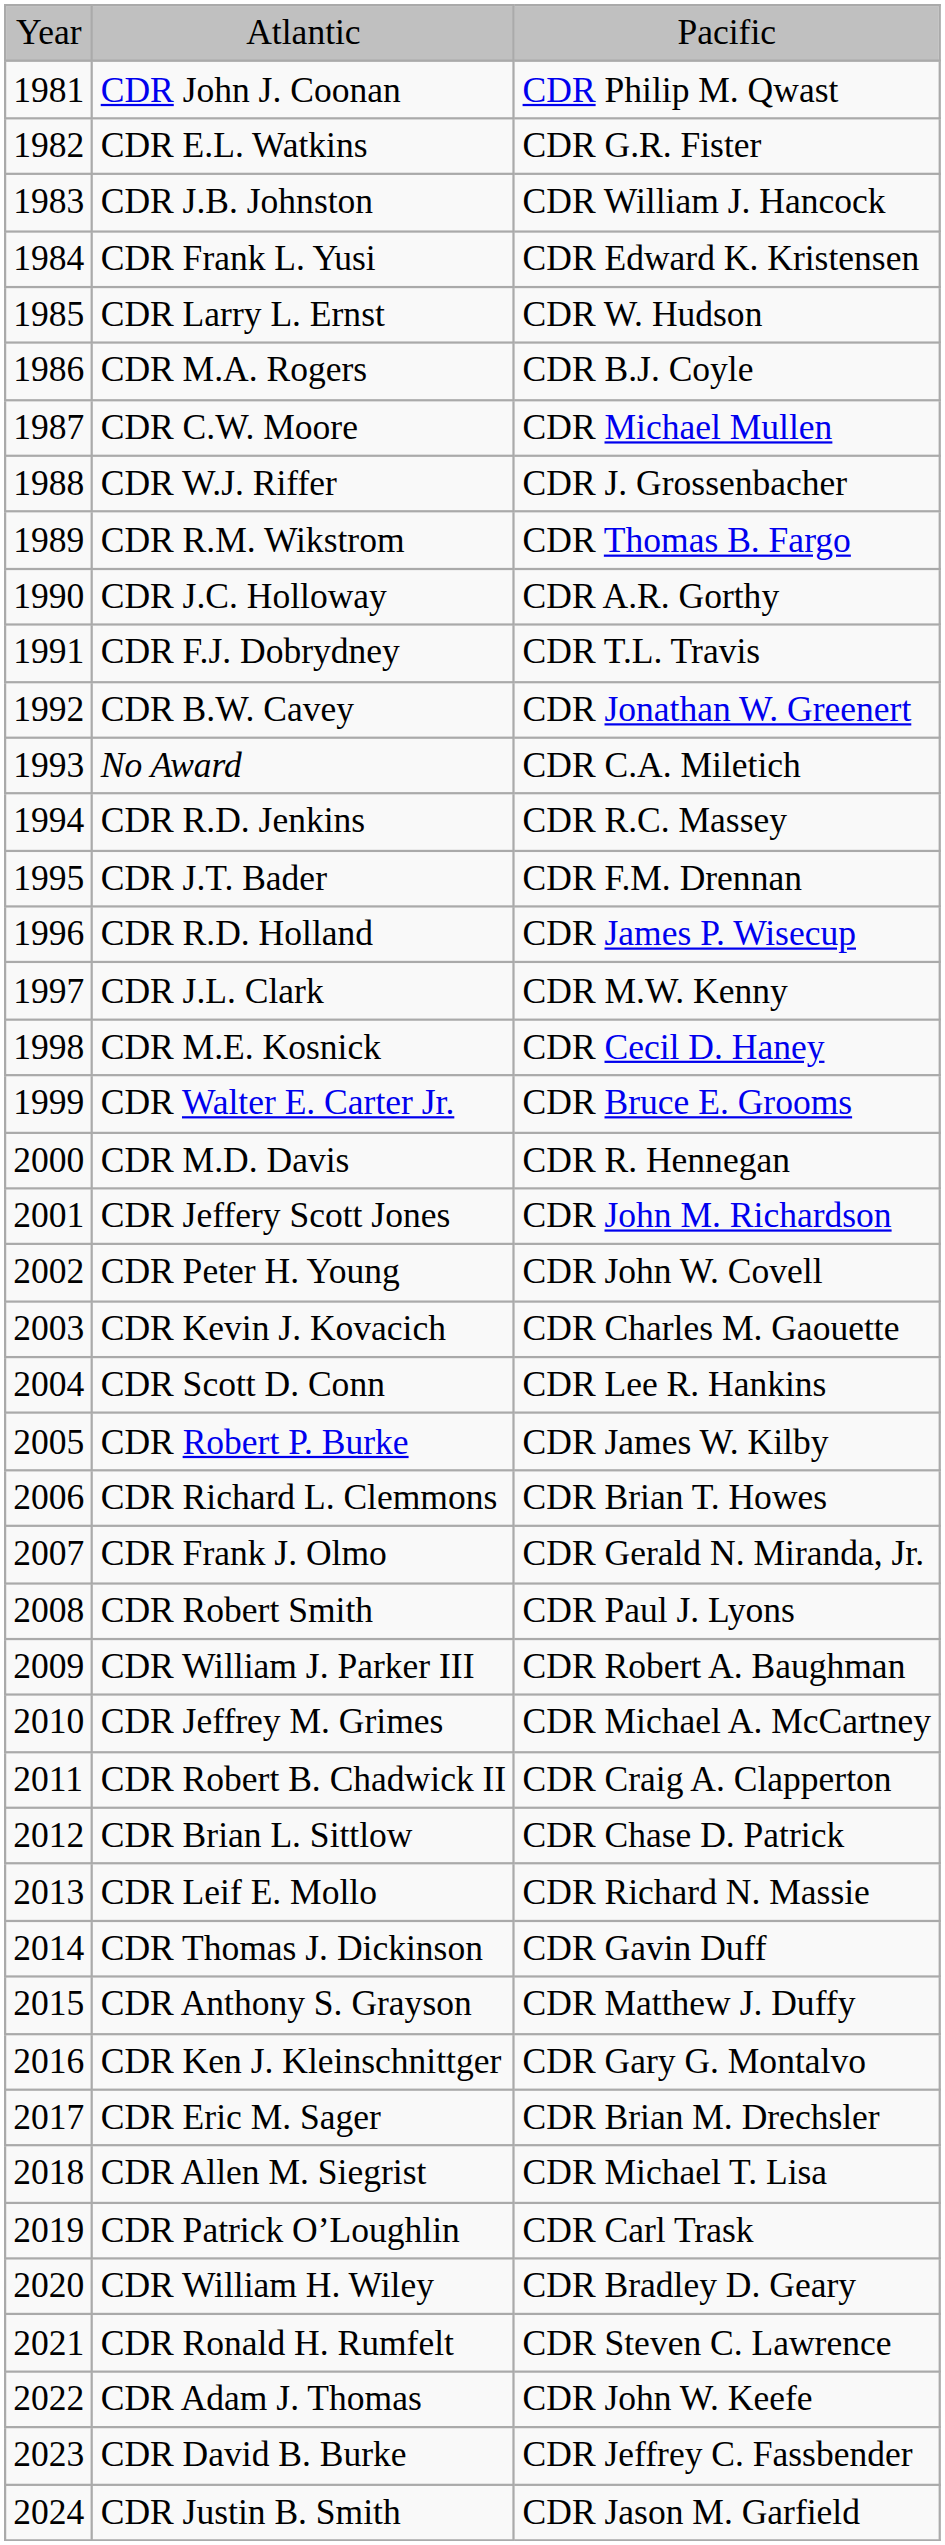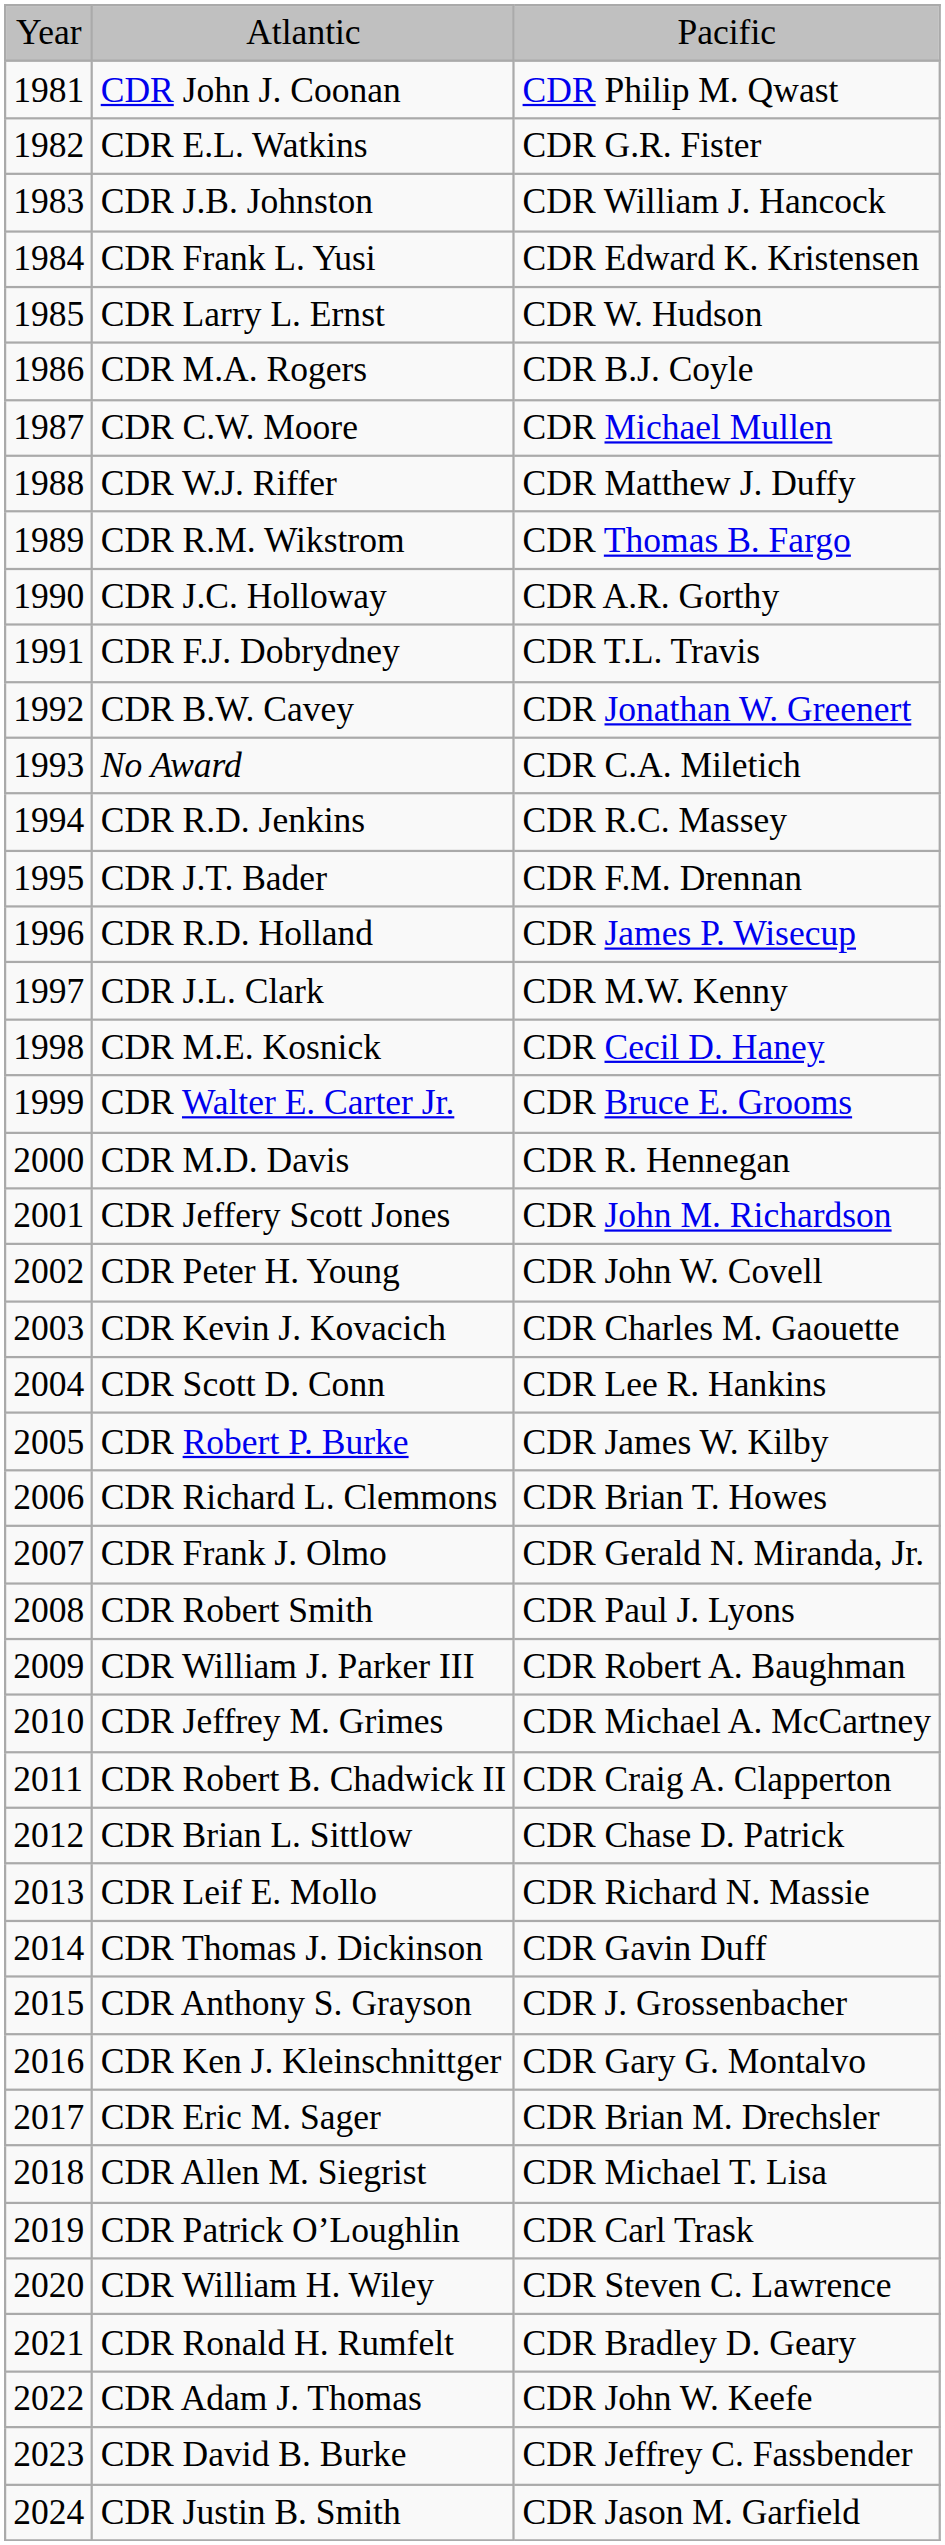(685, 483) CDR J. Grossenbacher -> (689, 483) CDR Matthew J. Duffy
(689, 2004) CDR Matthew J. Duffy -> (685, 2004) CDR J. Grossenbacher
(689, 2285) CDR Bradley D. Geary -> (707, 2285) CDR Steven C. Lawrence
(707, 2342) CDR Steven C. Lawrence -> (689, 2342) CDR Bradley D. Geary
